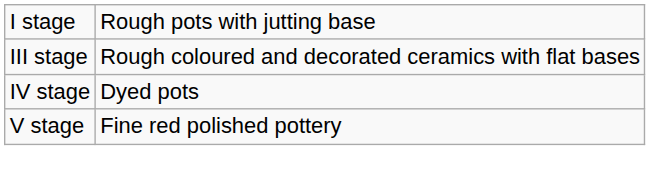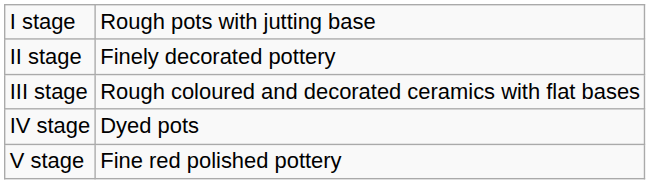+ row: (46, 56)
